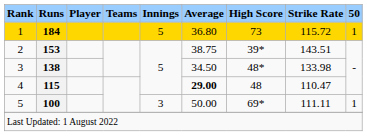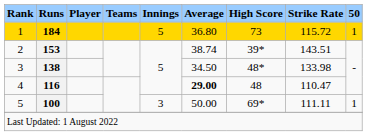(204, 49) 38.75 -> (204, 49) 38.74
(51, 85) 115 -> (51, 85) 116
